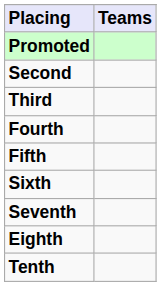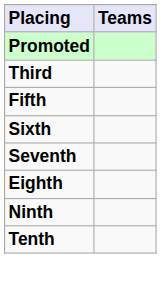- row: (40, 73)
- row: (36, 128)
+ row: (31, 211)
